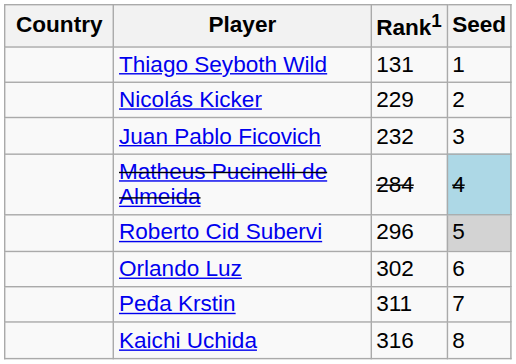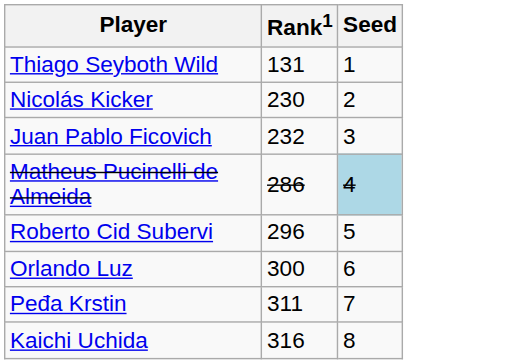- column: (59, 25)
(395, 100) 229 -> (286, 100) 230
(395, 184) 284 -> (286, 184) 286
(458, 232) lightgrey background -> (349, 232) no background
(395, 268) 302 -> (286, 268) 300
